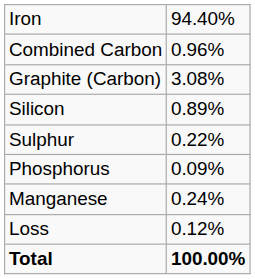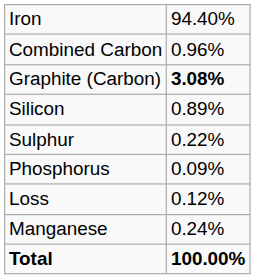(198, 79) normal -> (198, 79) bold
rows swapped: (58, 199) <-> (29, 229)
